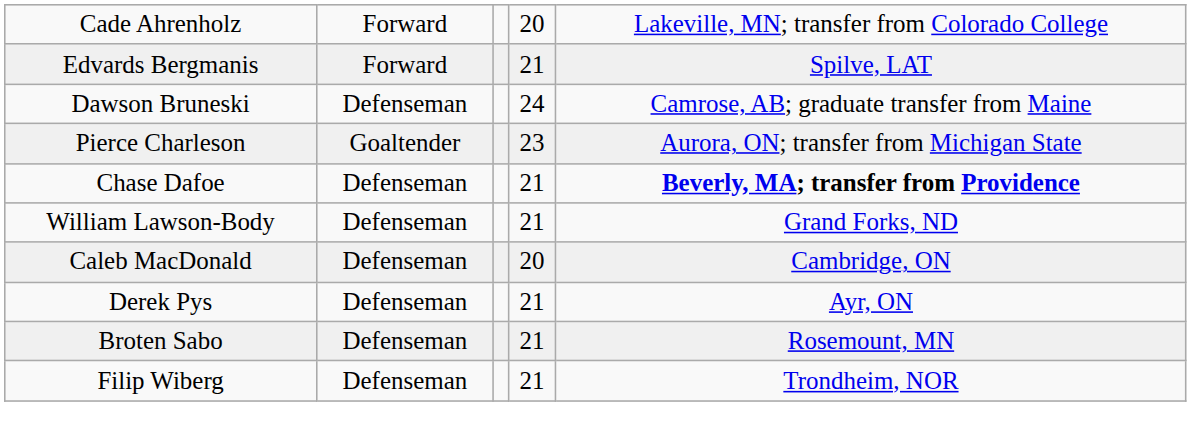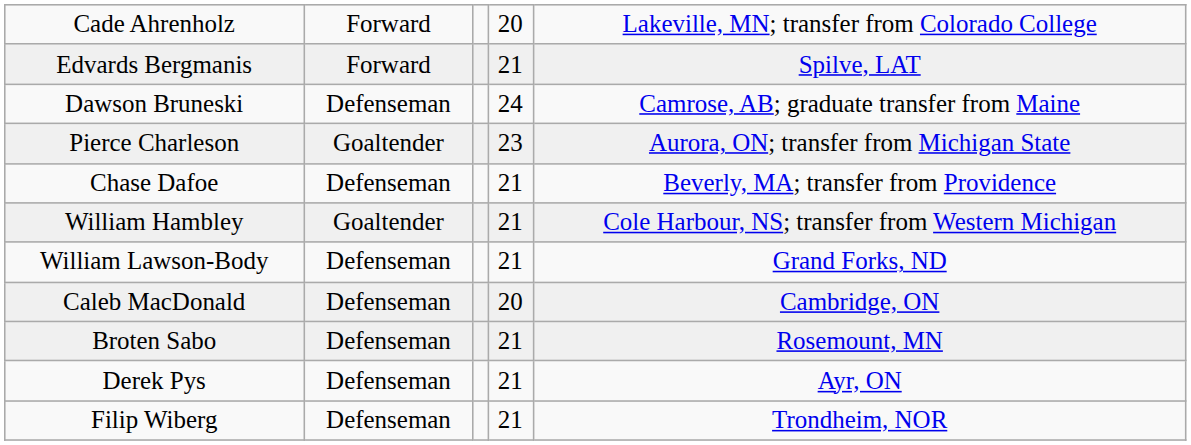(871, 182) bold -> (860, 182) normal
+ row: (154, 222)
rows swapped: (161, 301) <-> (161, 340)
